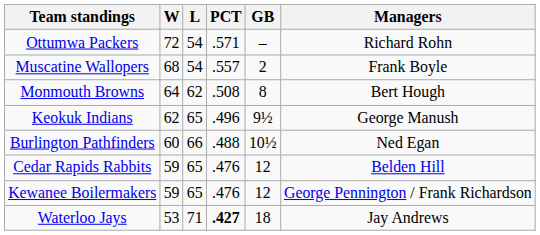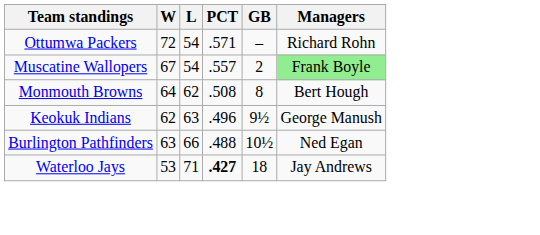(172, 67) 68 -> (168, 67) 67
(408, 67) no background -> (331, 67) lightgreen background
(195, 117) 65 -> (191, 117) 63
(172, 142) 60 -> (168, 142) 63
- row: (82, 167)
- row: (82, 192)
